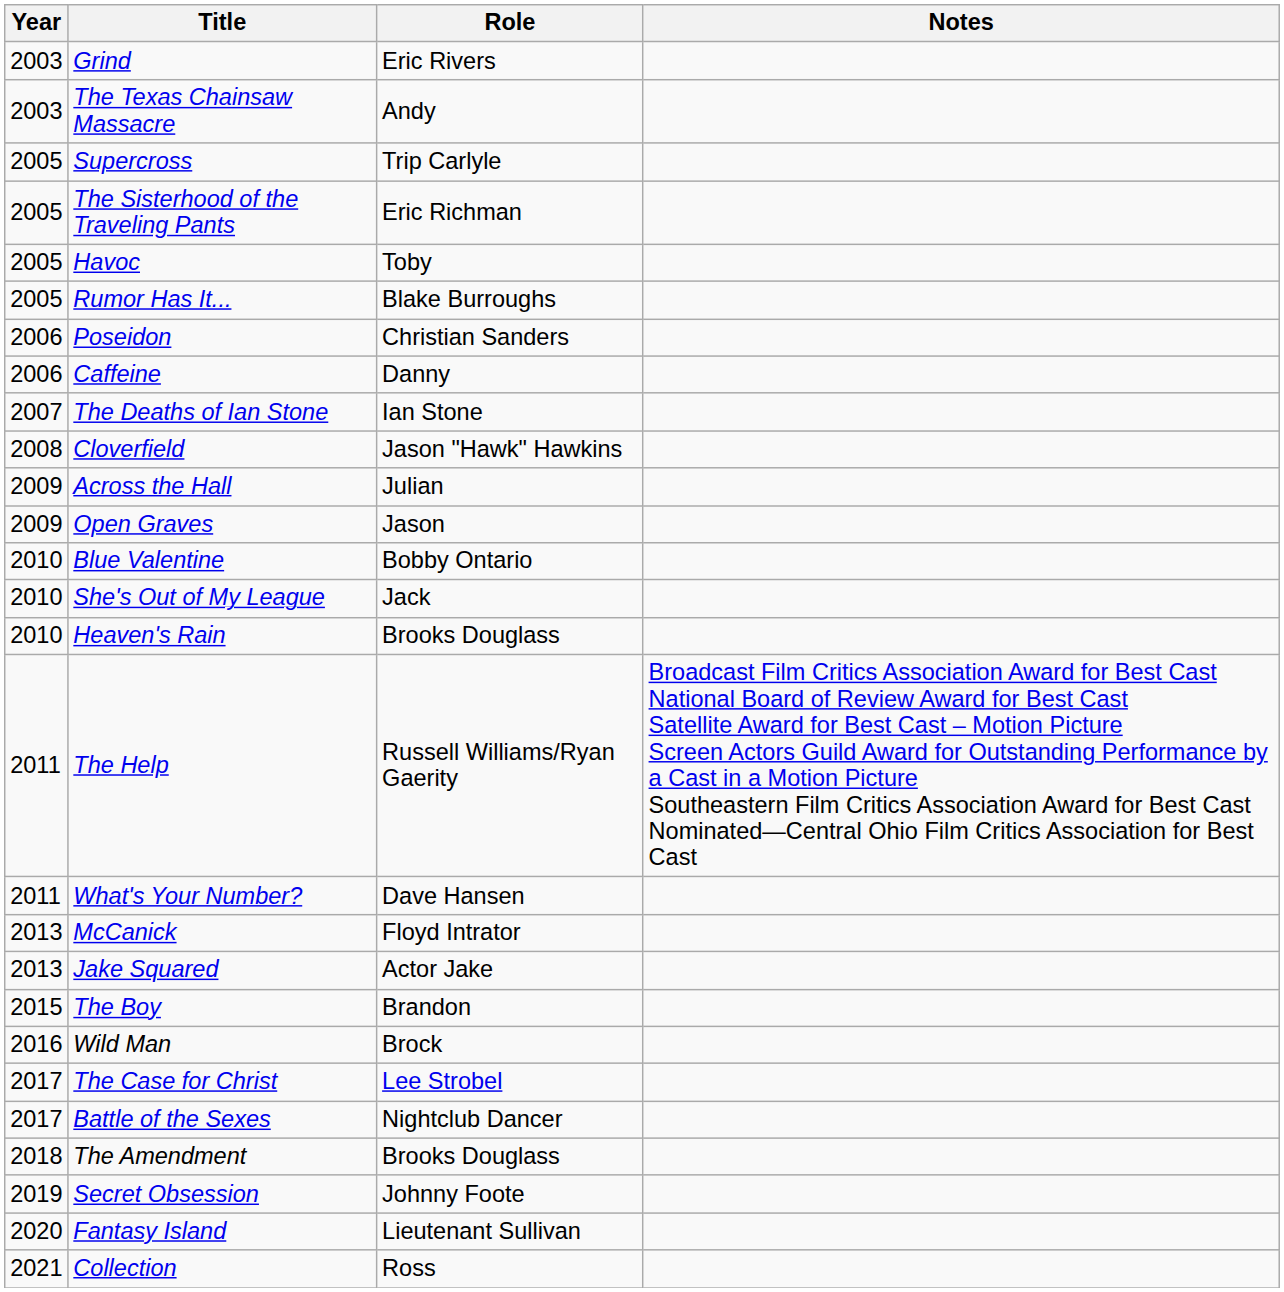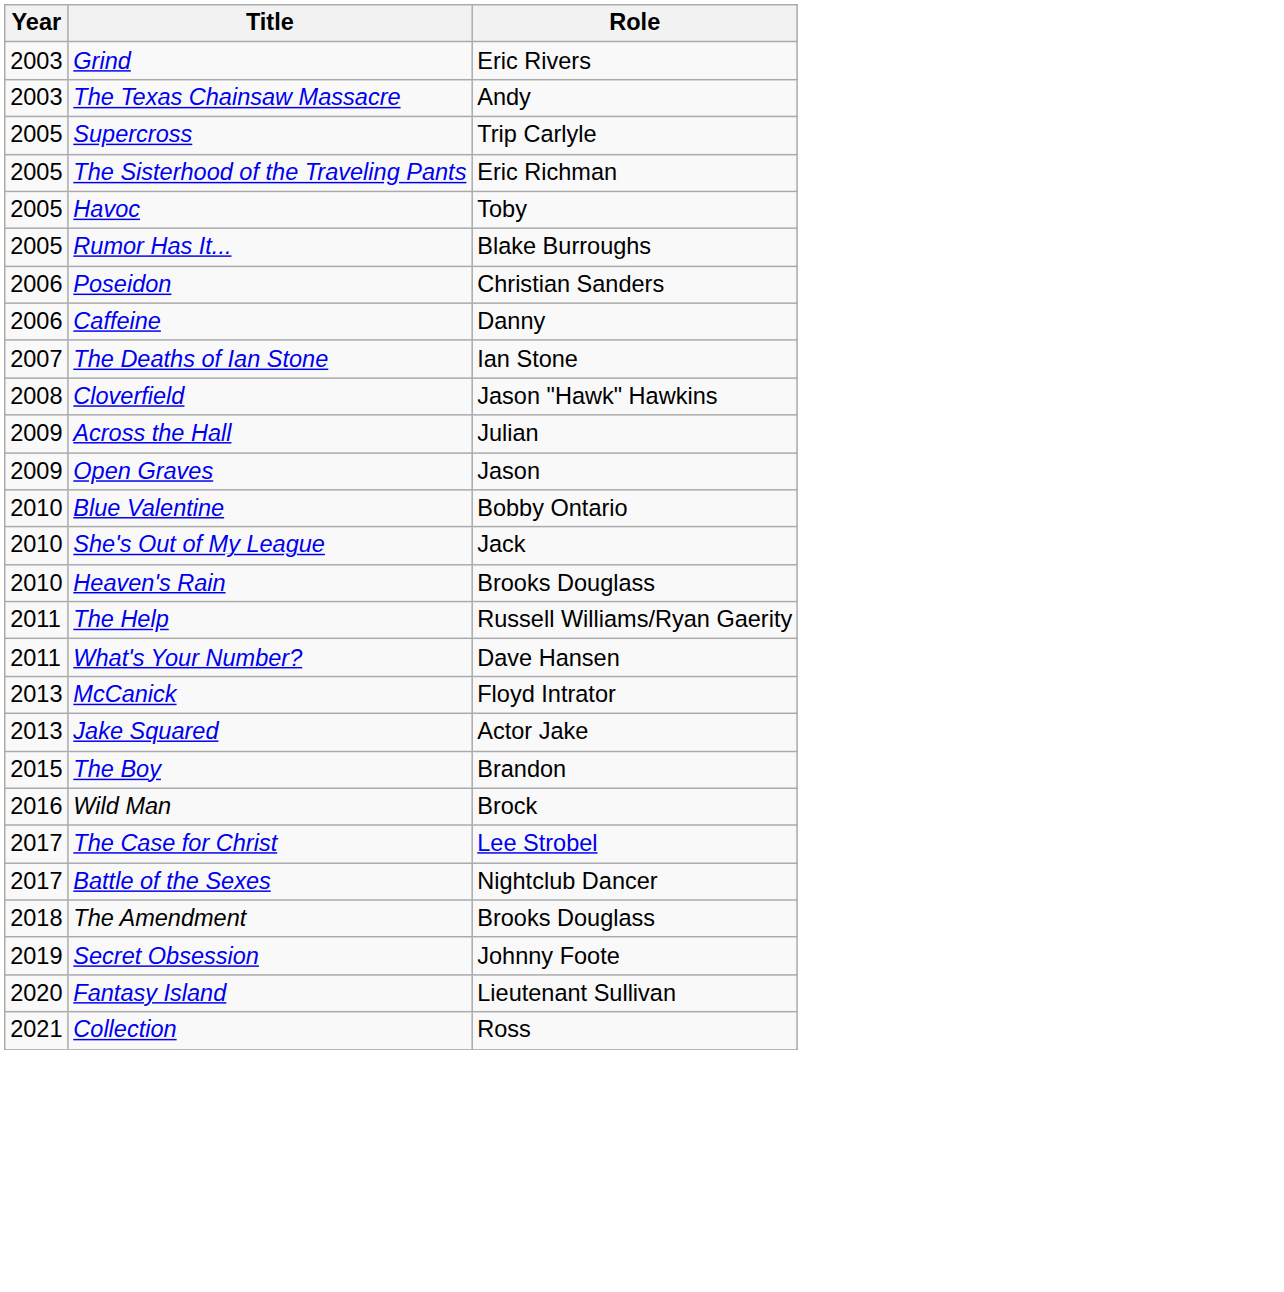- column: (961, 23)
